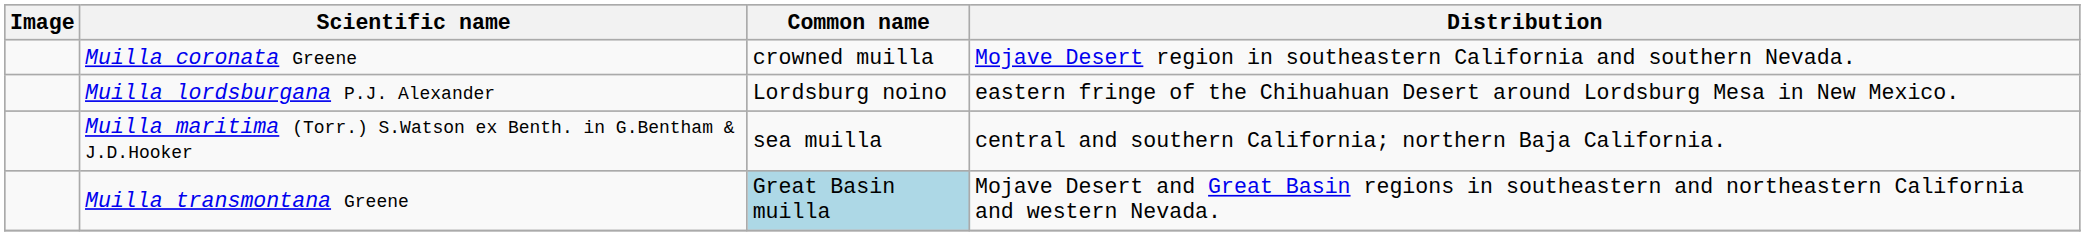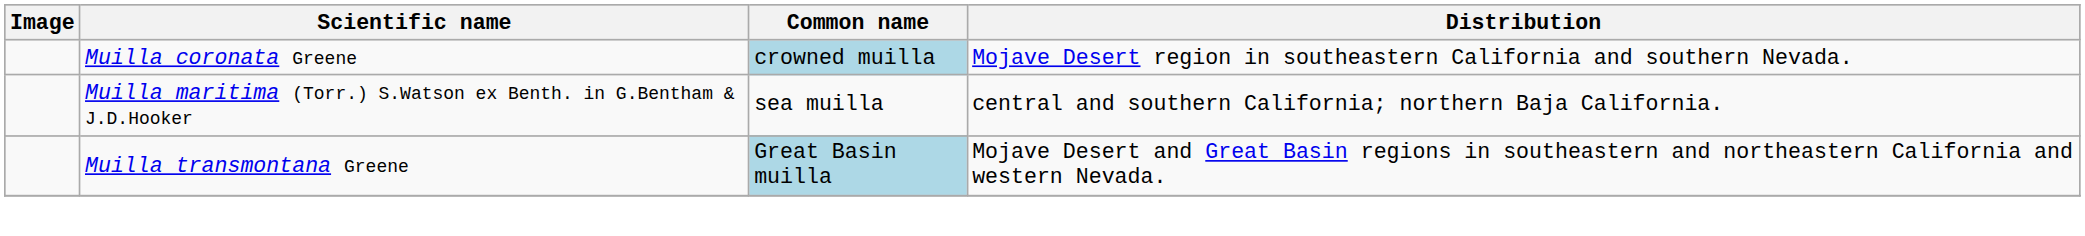(843, 58) no background -> (845, 58) lightblue background
- row: (290, 93)
